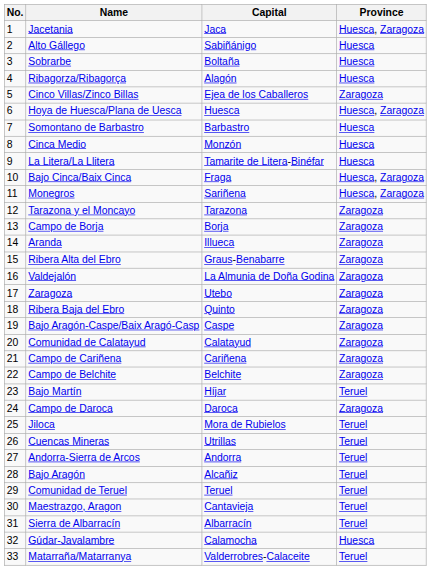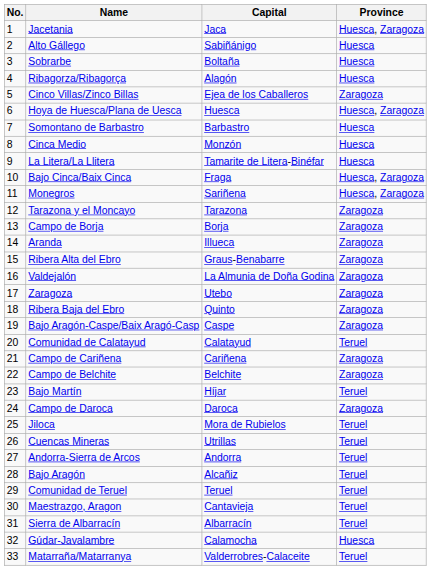(361, 342) Zaragoza -> (353, 342) Teruel
